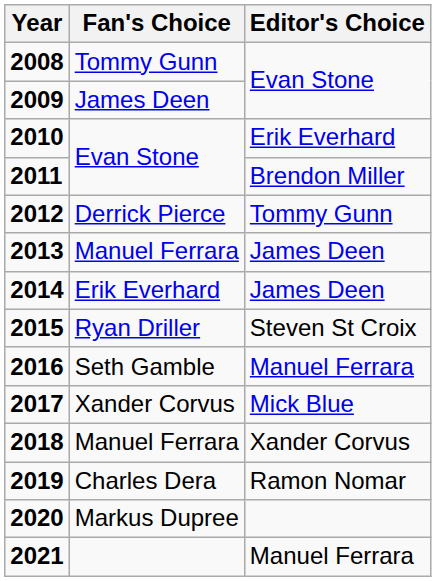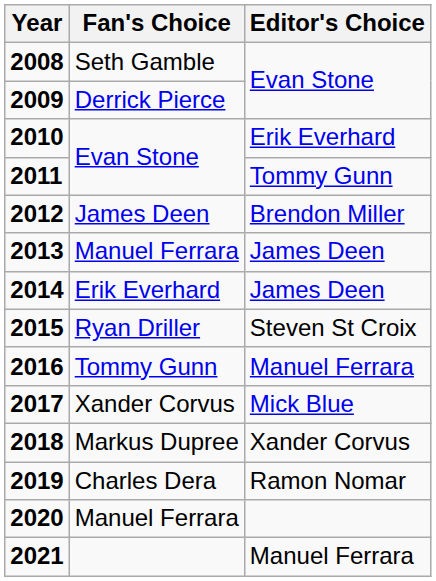(146, 61) Tommy Gunn -> (145, 61) Seth Gamble
(142, 99) James Deen -> (150, 99) Derrick Pierce
(327, 175) Brendon Miller -> (321, 175) Tommy Gunn
(150, 213) Derrick Pierce -> (142, 213) James Deen
(321, 213) Tommy Gunn -> (327, 213) Brendon Miller
(145, 366) Seth Gamble -> (146, 366) Tommy Gunn
(157, 442) Manuel Ferrara -> (157, 442) Markus Dupree
(157, 518) Markus Dupree -> (157, 518) Manuel Ferrara
